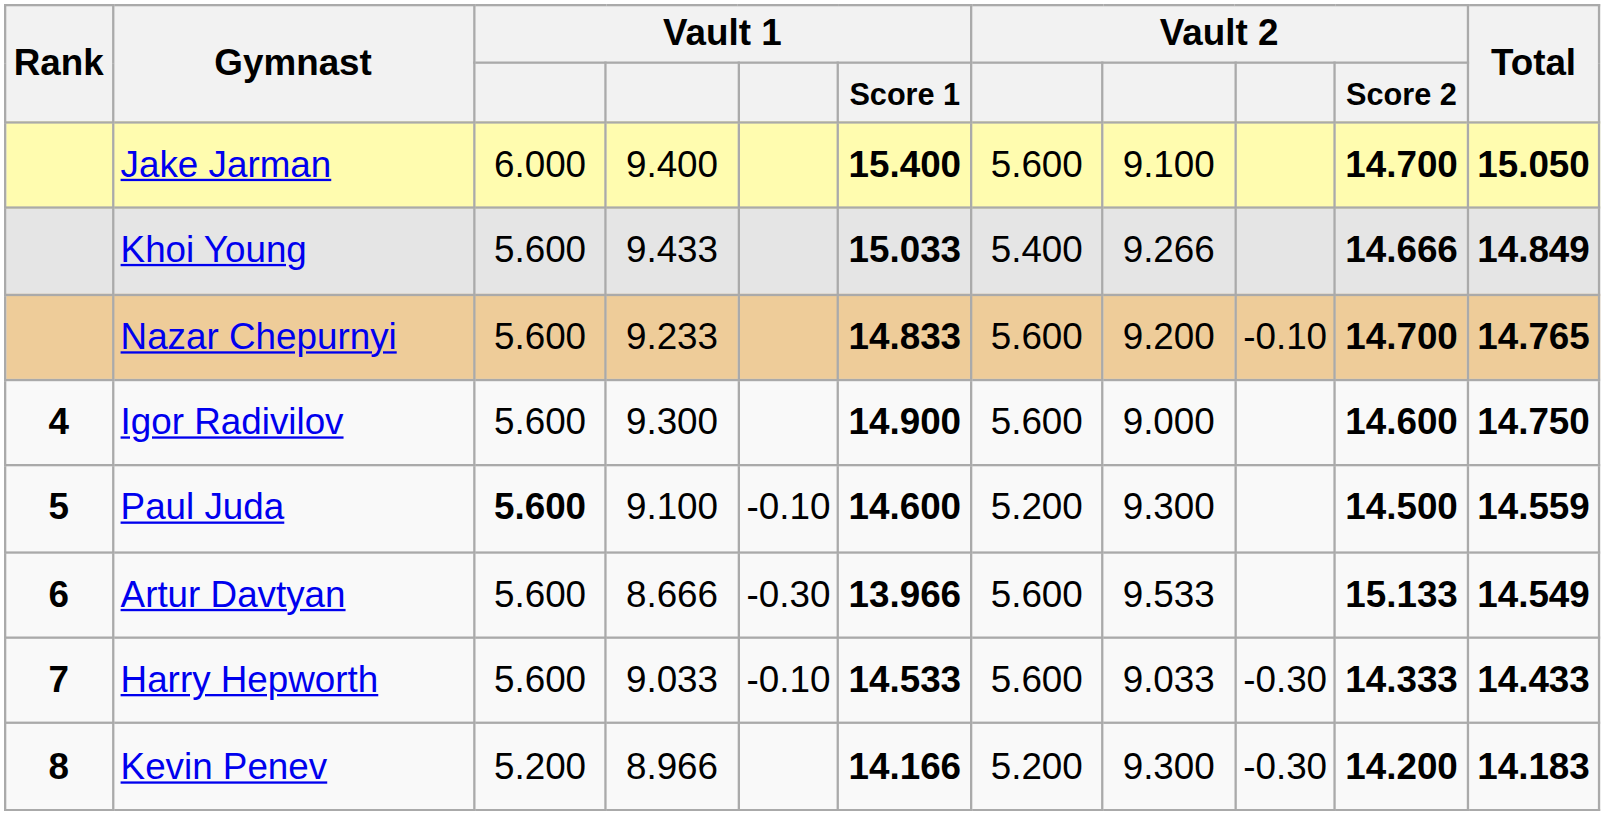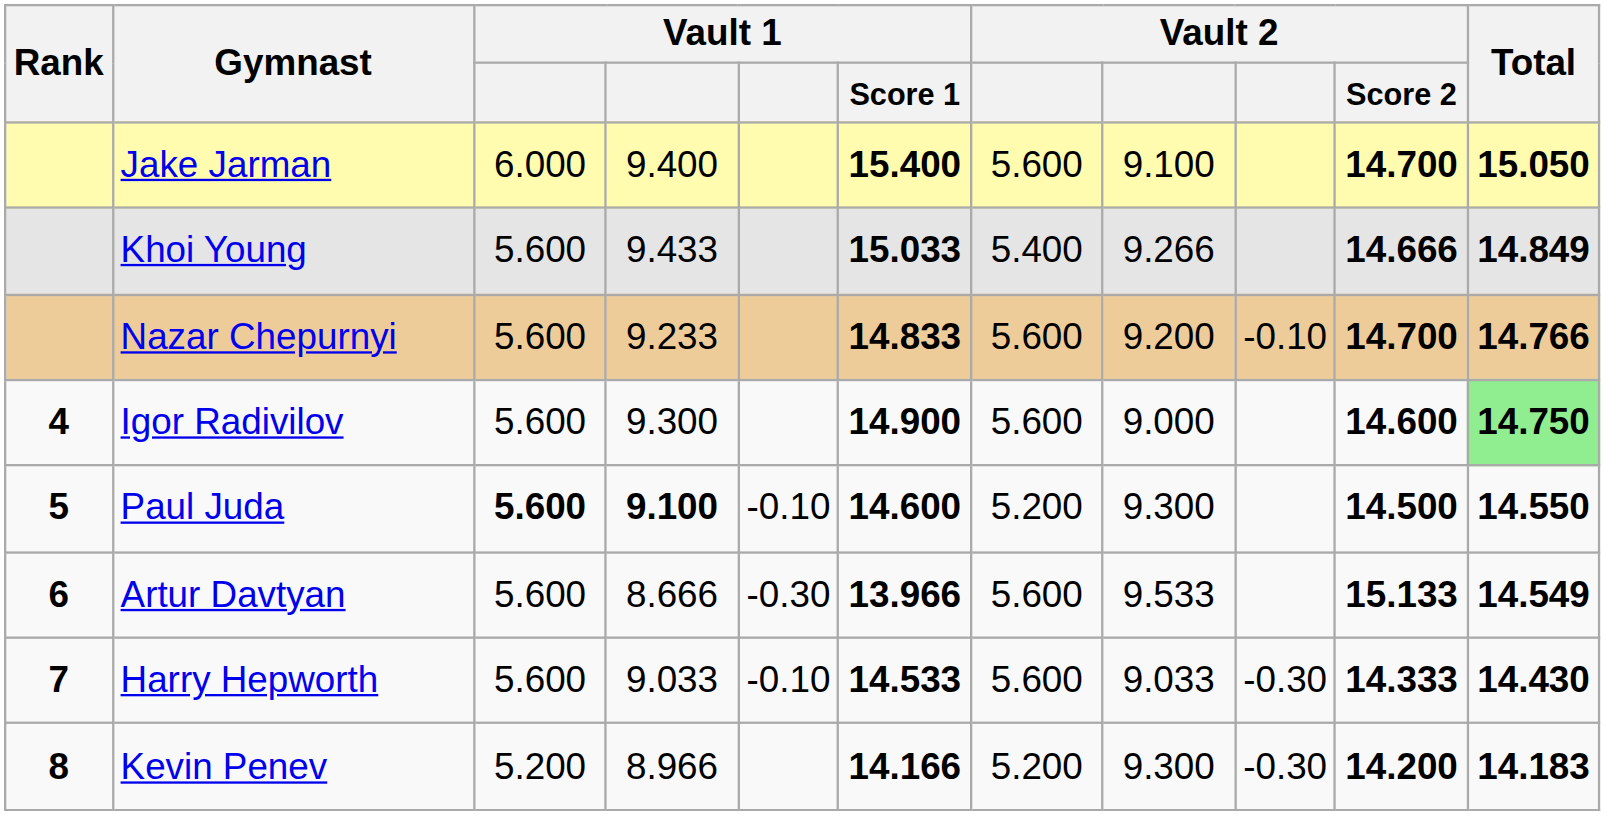(1533, 336) 14.765 -> (1533, 336) 14.766
(1533, 422) no background -> (1533, 422) lightgreen background
(672, 508) normal -> (672, 508) bold
(1533, 508) 14.559 -> (1533, 508) 14.550
(1533, 679) 14.433 -> (1533, 679) 14.430
